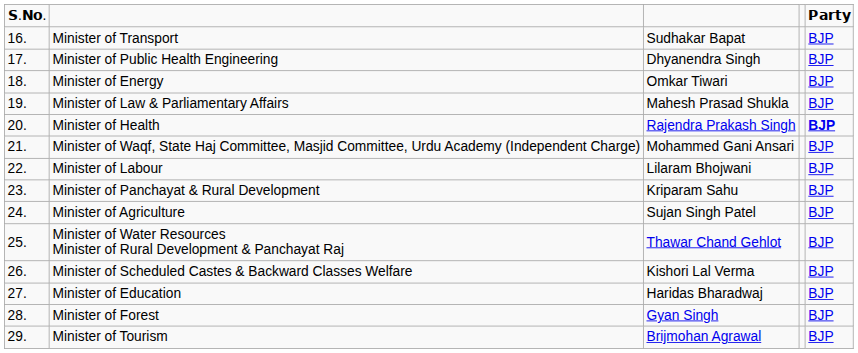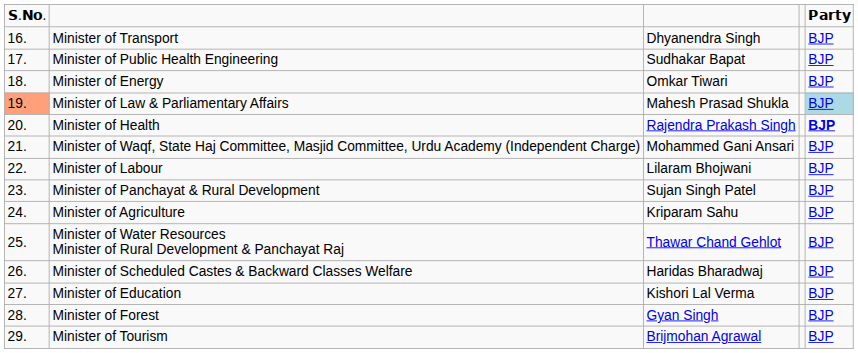(696, 38) Sudhakar Bapat -> (703, 38) Dhyanendra Singh
(703, 59) Dhyanendra Singh -> (696, 59) Sudhakar Bapat
(17, 103) no background -> (17, 103) lightsalmon background
(821, 103) no background -> (821, 103) lightblue background
(692, 190) Kriparam Sahu -> (701, 190) Sujan Singh Patel
(701, 212) Sujan Singh Patel -> (692, 212) Kriparam Sahu
(700, 271) Kishori Lal Verma -> (705, 271) Haridas Bharadwaj
(705, 293) Haridas Bharadwaj -> (700, 293) Kishori Lal Verma
